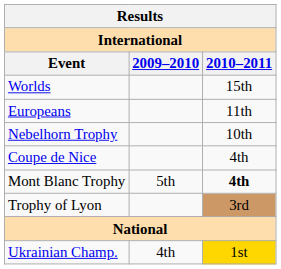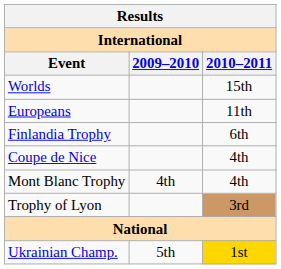- row: (63, 134)
+ row: (59, 134)
(166, 181) 5th -> (166, 181) 4th
(239, 181) bold -> (239, 181) normal
(166, 252) 4th -> (166, 252) 5th
